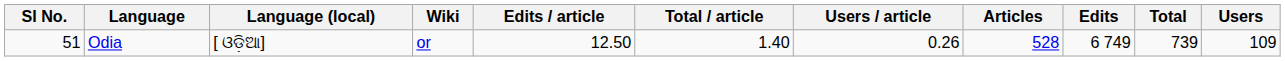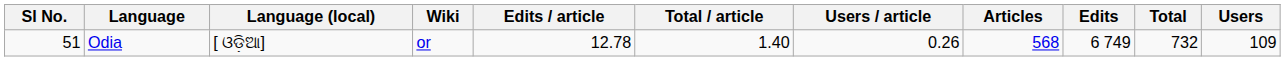(611, 42) 12.50 -> (611, 42) 12.78
(1046, 42) 528 -> (1046, 42) 568
(1184, 42) 739 -> (1184, 42) 732
